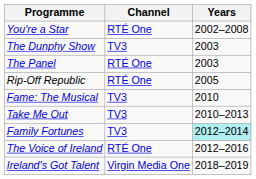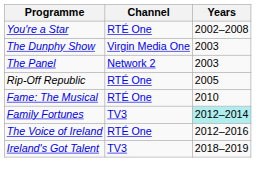(117, 47) TV3 -> (149, 47) Virgin Media One
(130, 64) RTÉ One -> (131, 64) Network 2
(117, 98) TV3 -> (130, 98) RTÉ One
- row: (37, 115)
(149, 166) Virgin Media One -> (117, 149) TV3
